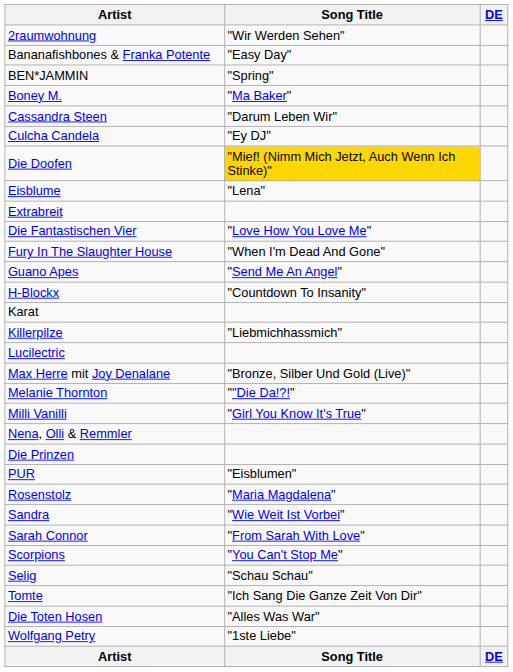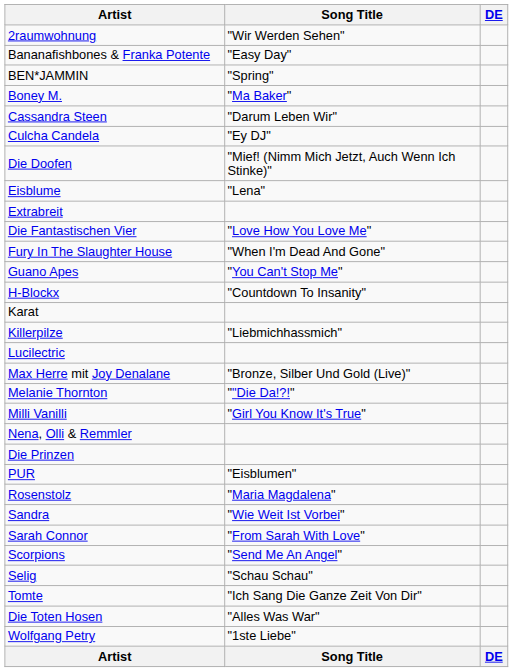(341, 163) gold background -> (341, 163) no background
(285, 272) "Send Me An Angel" -> (285, 272) "You Can't Stop Me"
(285, 555) "You Can't Stop Me" -> (285, 555) "Send Me An Angel"
